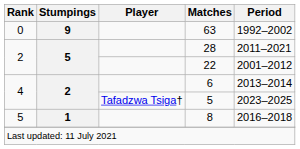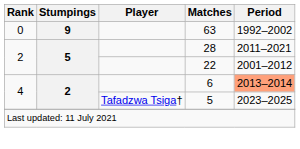(265, 83) no background -> (265, 83) lightsalmon background
- row: (210, 118)
